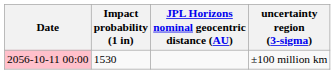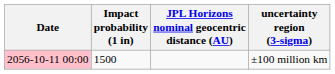(105, 59) 1530 -> (105, 59) 1500
